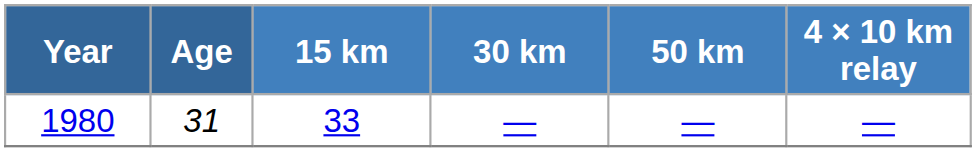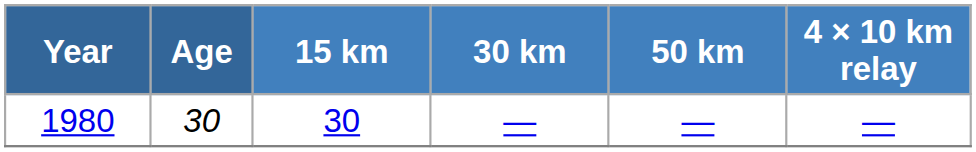(202, 120) 31 -> (202, 120) 30
(342, 120) 33 -> (342, 120) 30
